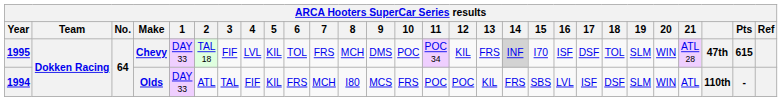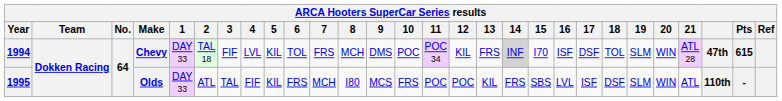(18, 53) 1995 -> (18, 53) 1994
(18, 82) 1994 -> (18, 82) 1995
